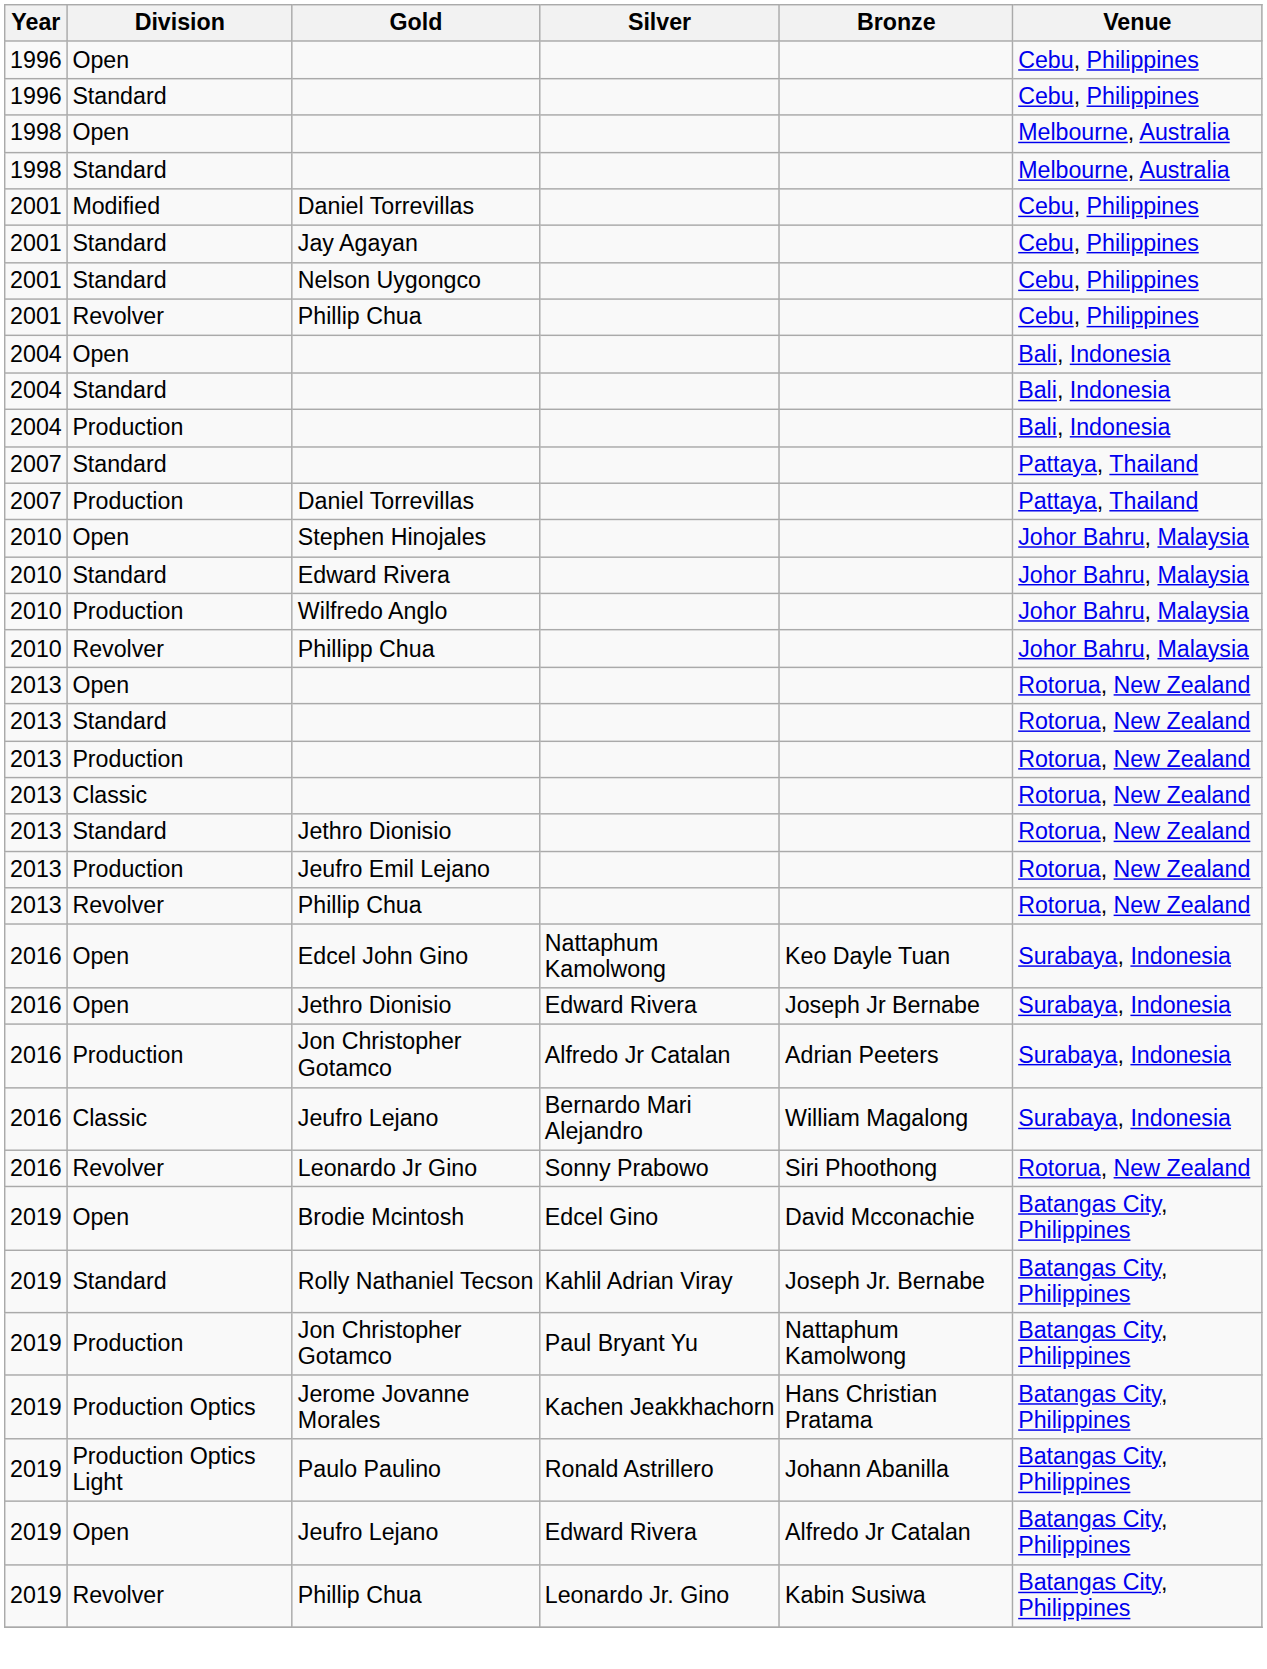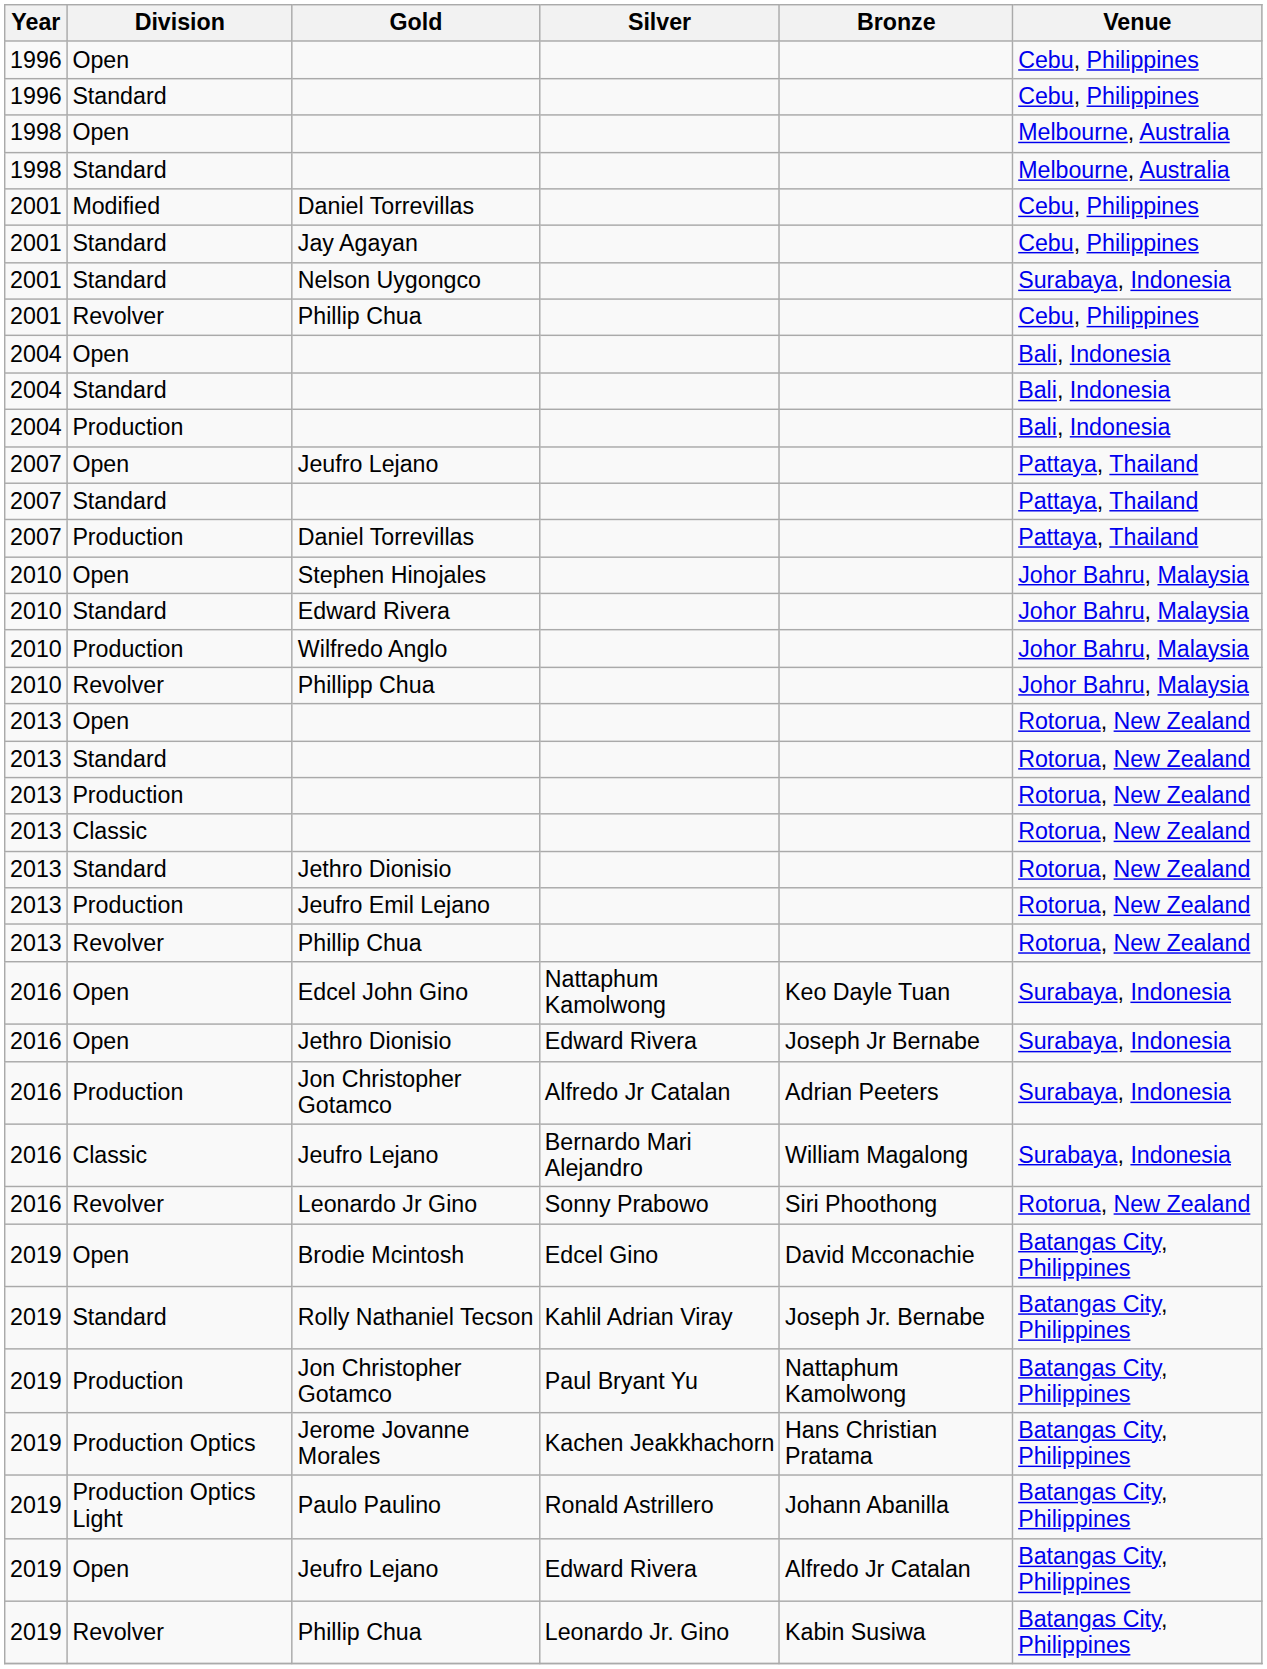(1108, 280) Cebu, Philippines -> (1125, 280) Surabaya, Indonesia
+ row: (36, 464)
